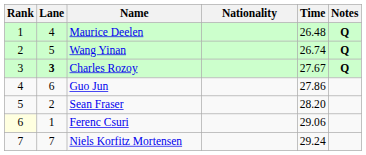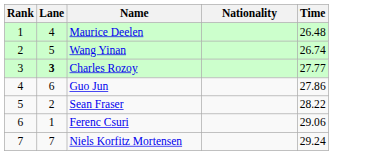- column: (345, 13)
(313, 68) 27.67 -> (313, 68) 27.77
(313, 104) 28.20 -> (313, 104) 28.22
(20, 123) lightyellow background -> (20, 123) no background
